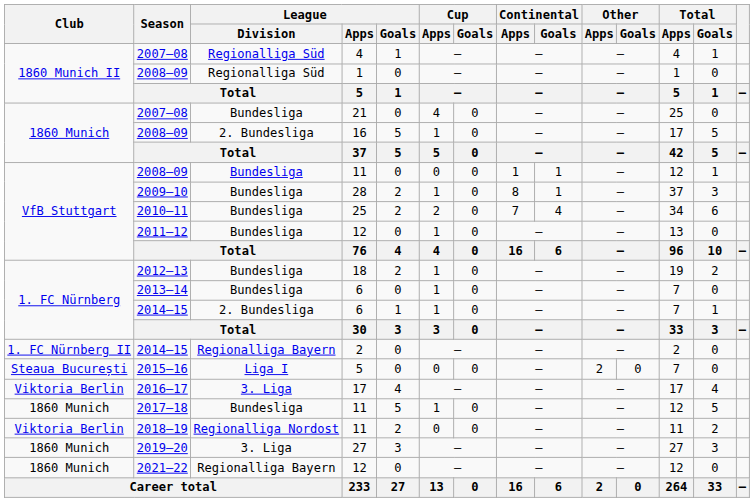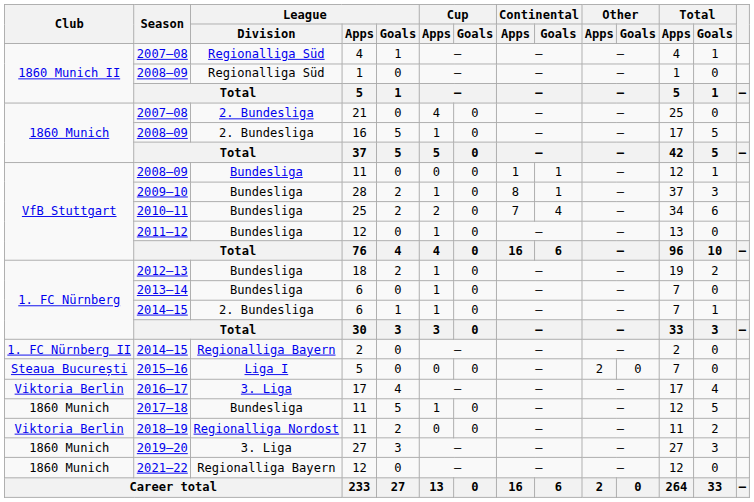(266, 113) Bundesliga -> (266, 113) 2. Bundesliga
